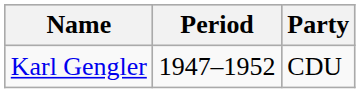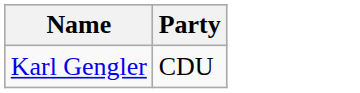- column: (217, 25)
